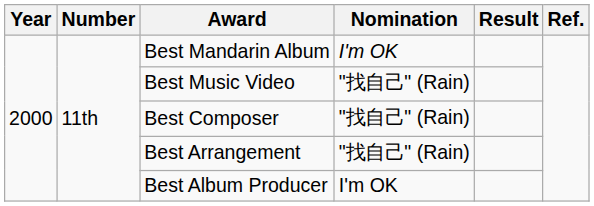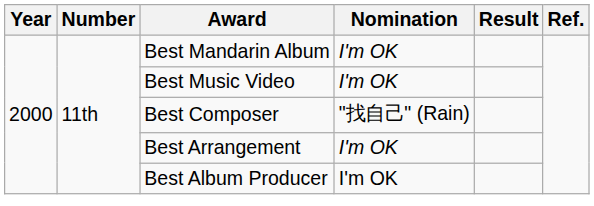(404, 83) "找自己" (Rain) -> (368, 81) I'm OK
(404, 152) "找自己" (Rain) -> (368, 147) I'm OK
